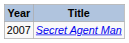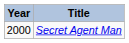(19, 30) 2007 -> (19, 30) 2000
